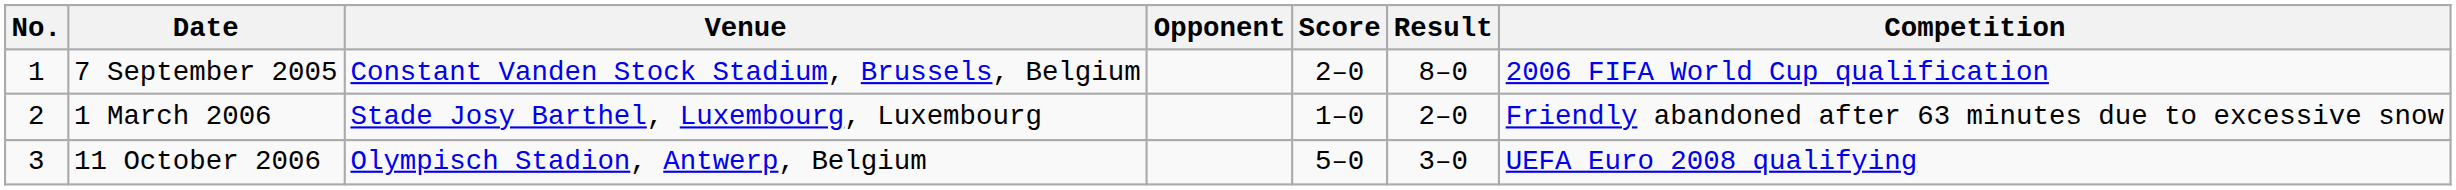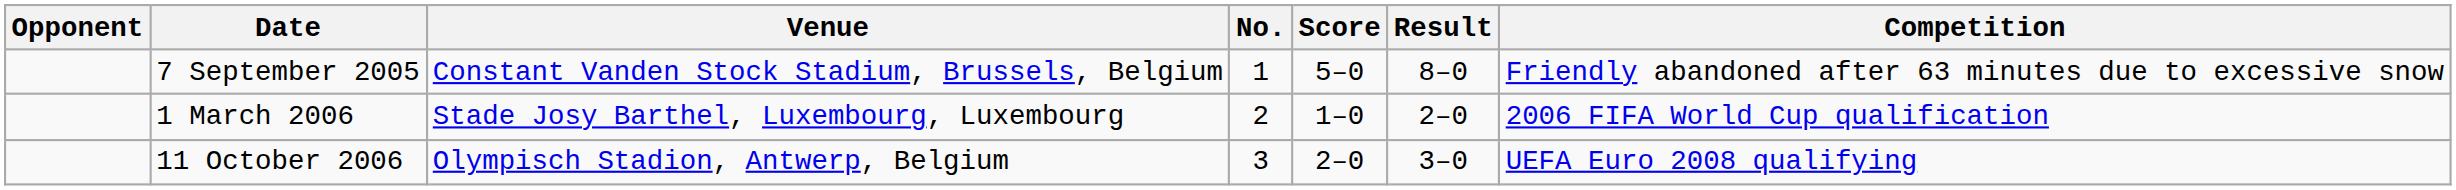columns swapped: (36, 27) <-> (1220, 27)
(1340, 72) 2–0 -> (1340, 72) 5–0
(1777, 72) 2006 FIFA World Cup qualification -> (1975, 72) Friendly abandoned after 63 minutes due to excessive snow
(1975, 117) Friendly abandoned after 63 minutes due to excessive snow -> (1777, 117) 2006 FIFA World Cup qualification
(1340, 162) 5–0 -> (1340, 162) 2–0
